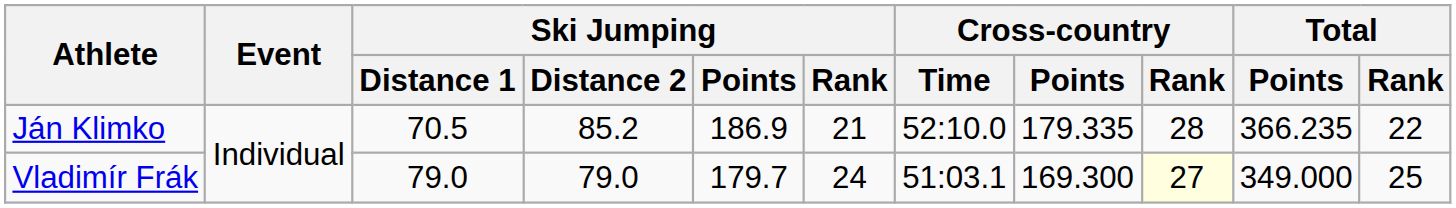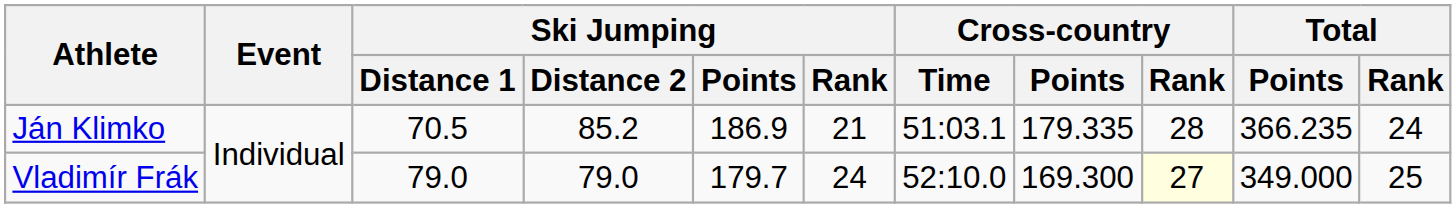(954, 129) 52:10.0 -> (954, 129) 51:03.1
(1405, 129) 22 -> (1405, 129) 24
(954, 178) 51:03.1 -> (954, 178) 52:10.0
